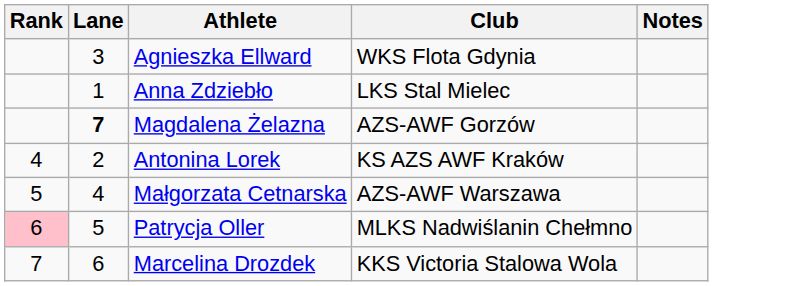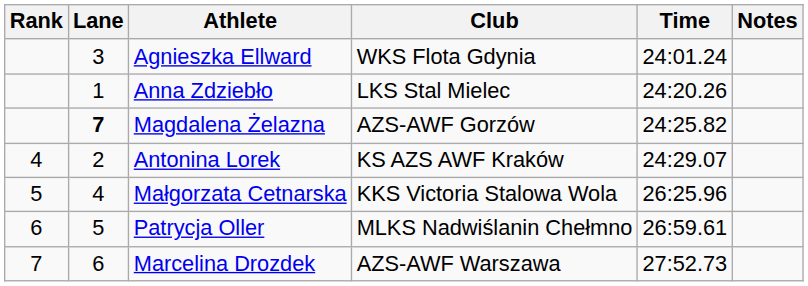+ column: (685, 21)
(459, 194) AZS-AWF Warszawa -> (487, 194) KKS Victoria Stalowa Wola
(36, 228) pink background -> (36, 228) no background
(487, 263) KKS Victoria Stalowa Wola -> (459, 263) AZS-AWF Warszawa
